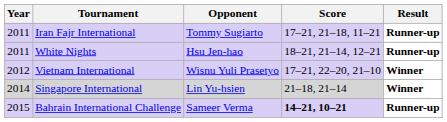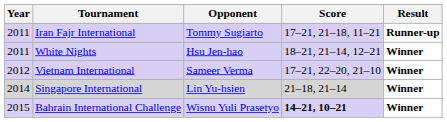(413, 51) Runner-up -> (405, 51) Winner
(233, 70) Wisnu Yuli Prasetyo -> (220, 70) Sameer Verma
(220, 108) Sameer Verma -> (233, 108) Wisnu Yuli Prasetyo
(413, 108) Runner-up -> (405, 108) Winner
